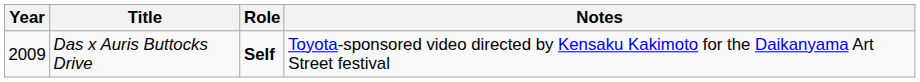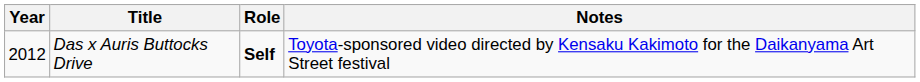(27, 53) 2009 -> (27, 53) 2012
